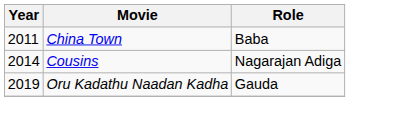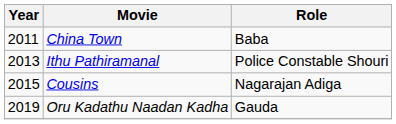+ row: (103, 61)
(24, 61) 2014 -> (24, 84) 2015
